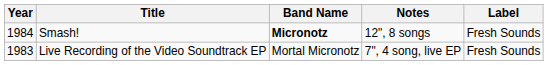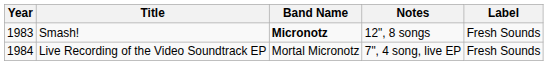(20, 32) 1984 -> (20, 32) 1983
(20, 51) 1983 -> (20, 51) 1984
